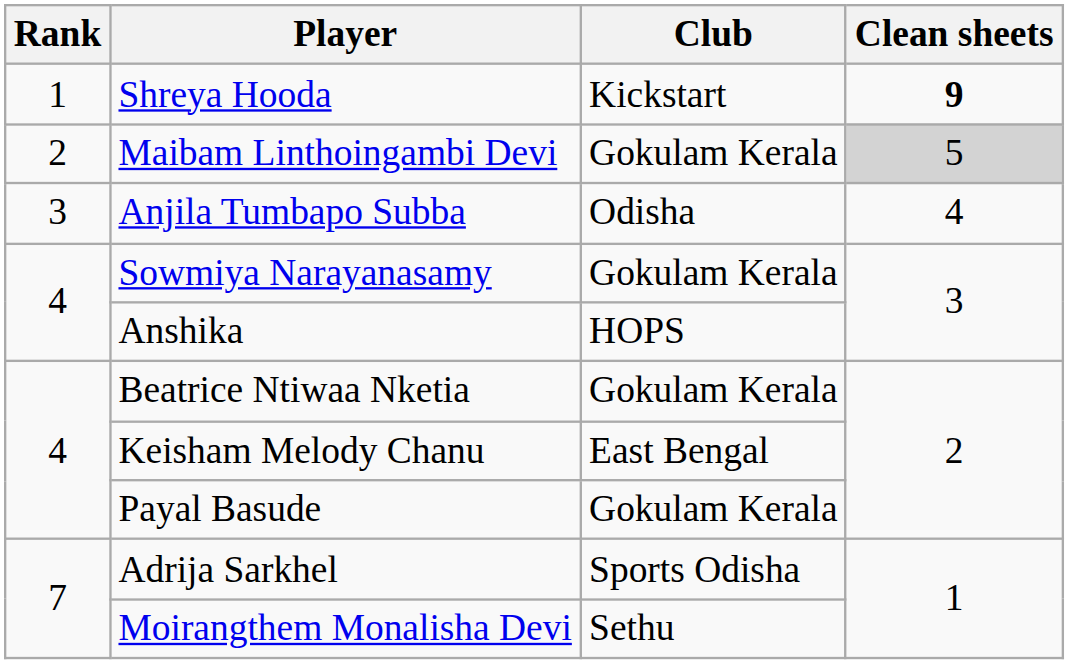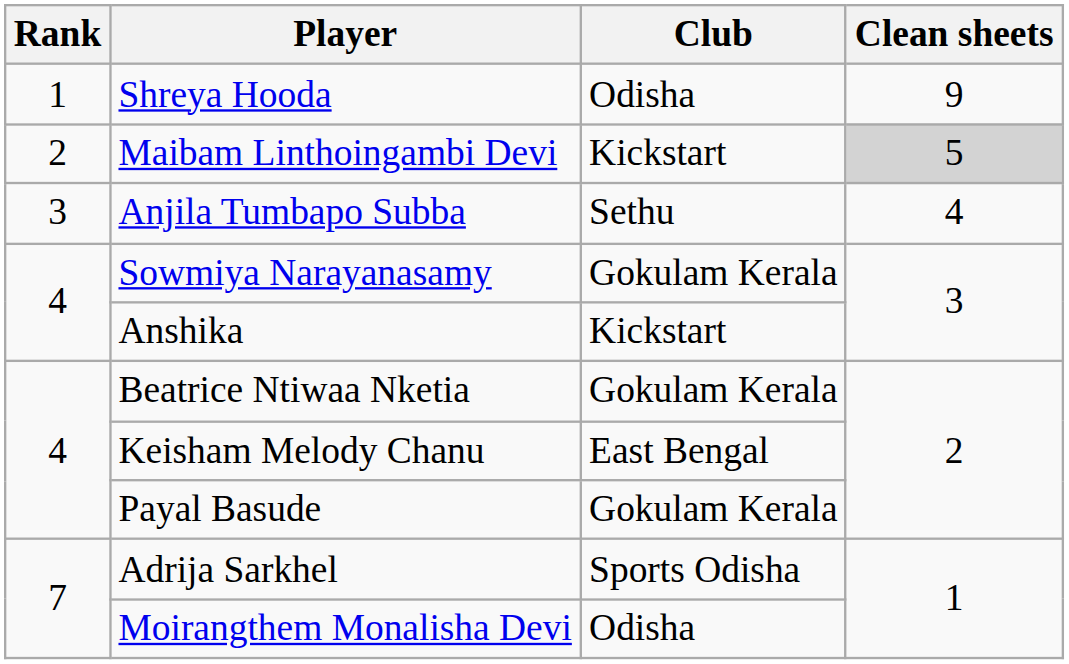(658, 93) Kickstart -> (642, 93) Odisha
(954, 93) bold -> (954, 93) normal
(713, 152) Gokulam Kerala -> (658, 152) Kickstart
(642, 212) Odisha -> (632, 212) Sethu
(637, 331) HOPS -> (658, 331) Kickstart
(632, 627) Sethu -> (642, 627) Odisha
